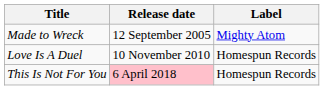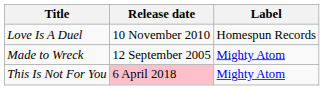rows swapped: (45, 34) <-> (45, 54)
(266, 74) Homespun Records -> (251, 74) Mighty Atom
